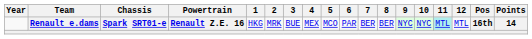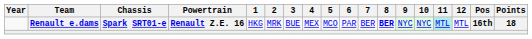(386, 24) normal -> (386, 24) bold
(511, 24) 14 -> (511, 24) 18
